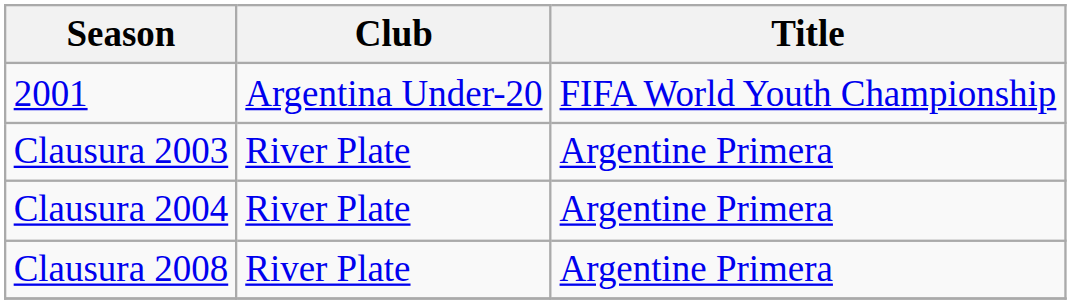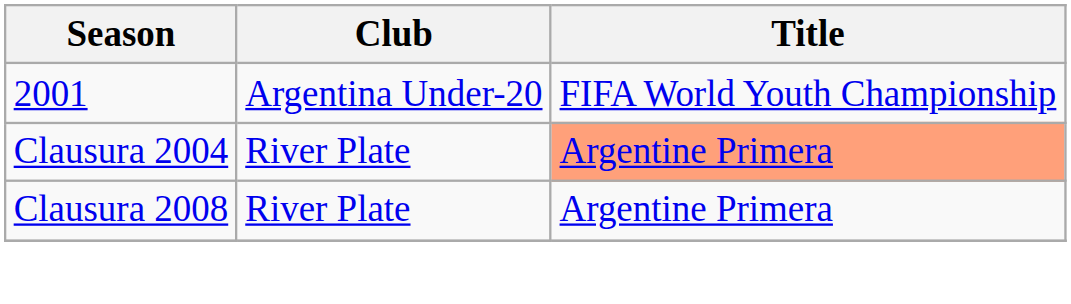- row: (121, 151)
(696, 209) no background -> (696, 151) lightsalmon background
